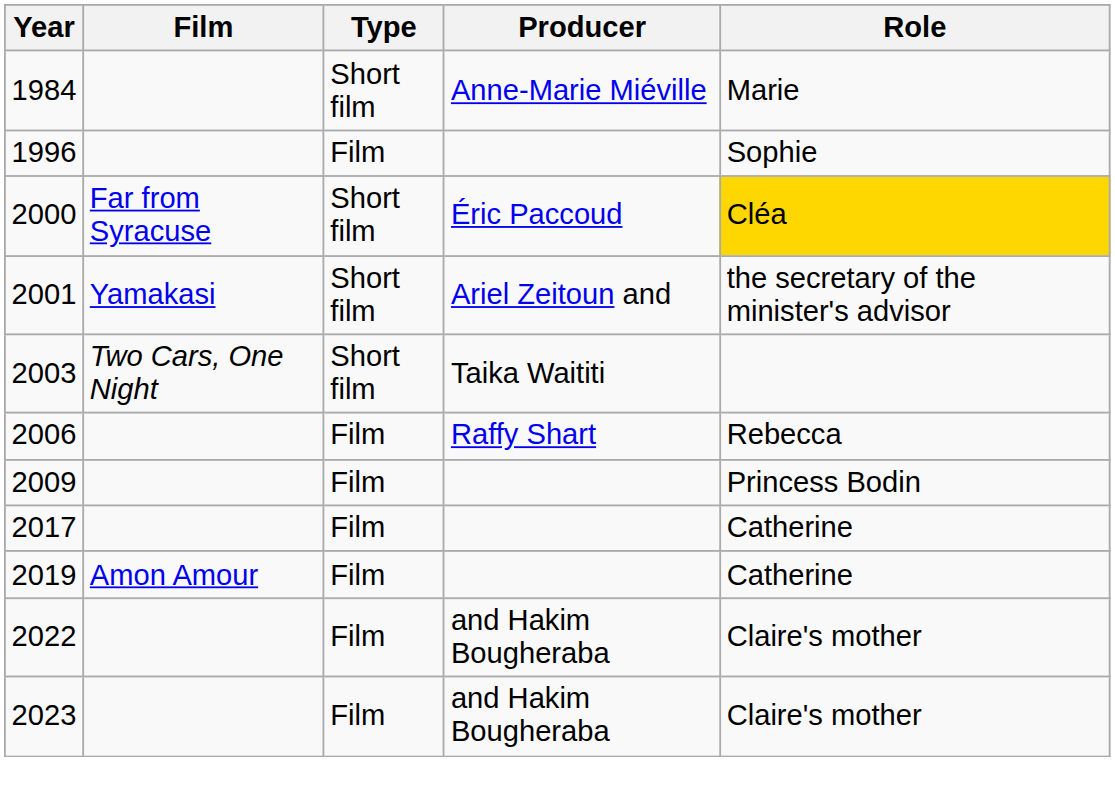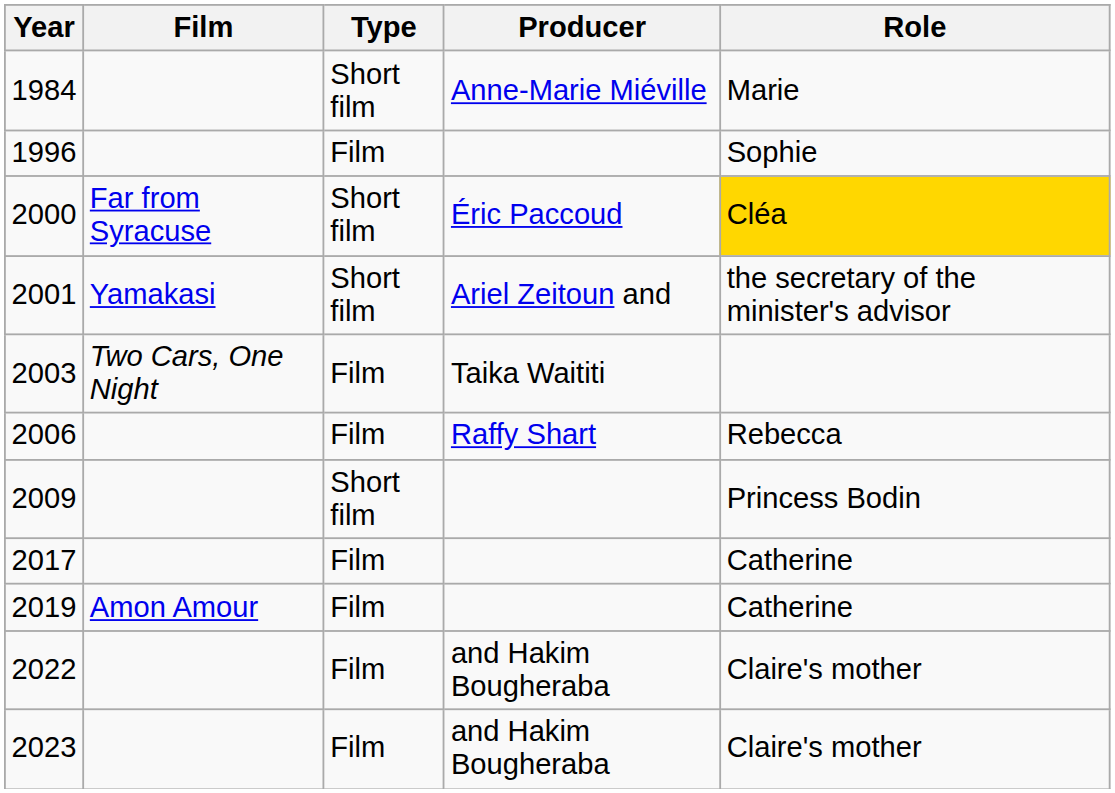(365, 373) Short film -> (358, 373) Film
(358, 481) Film -> (365, 498) Short film
